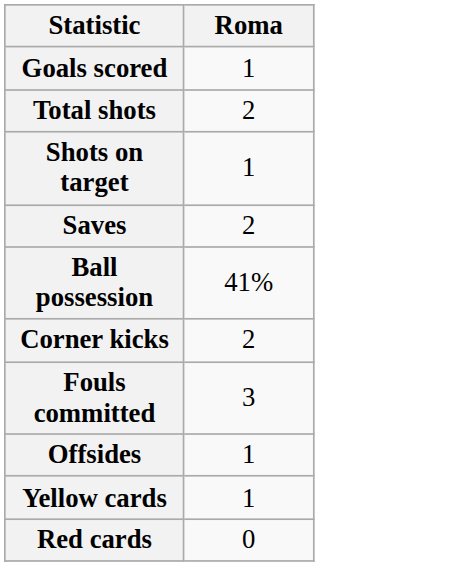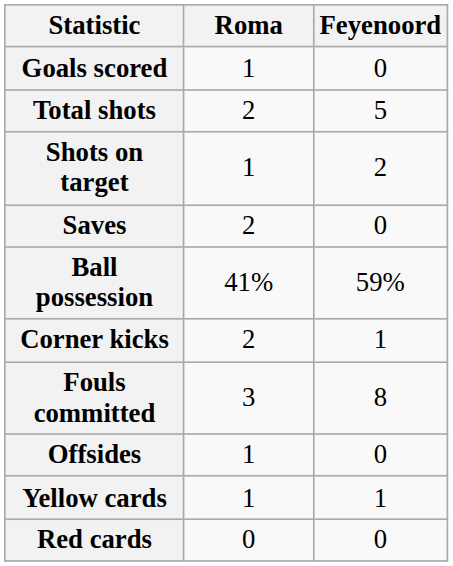+ column: (380, 25)
